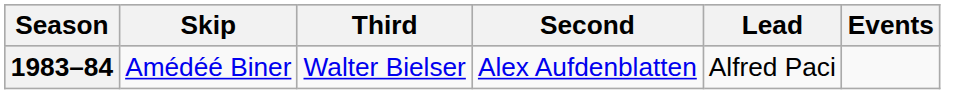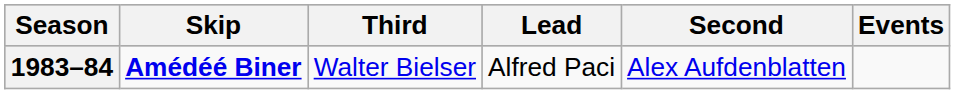columns swapped: (587, 25) <-> (772, 25)
(208, 66) normal -> (213, 66) bold
